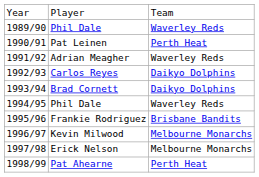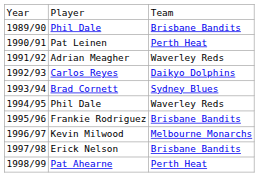(187, 27) Waverley Reds -> (196, 27) Brisbane Bandits
(193, 88) Daikyo Dolphins -> (185, 88) Sydney Blues
(201, 149) Melbourne Monarchs -> (196, 149) Brisbane Bandits
